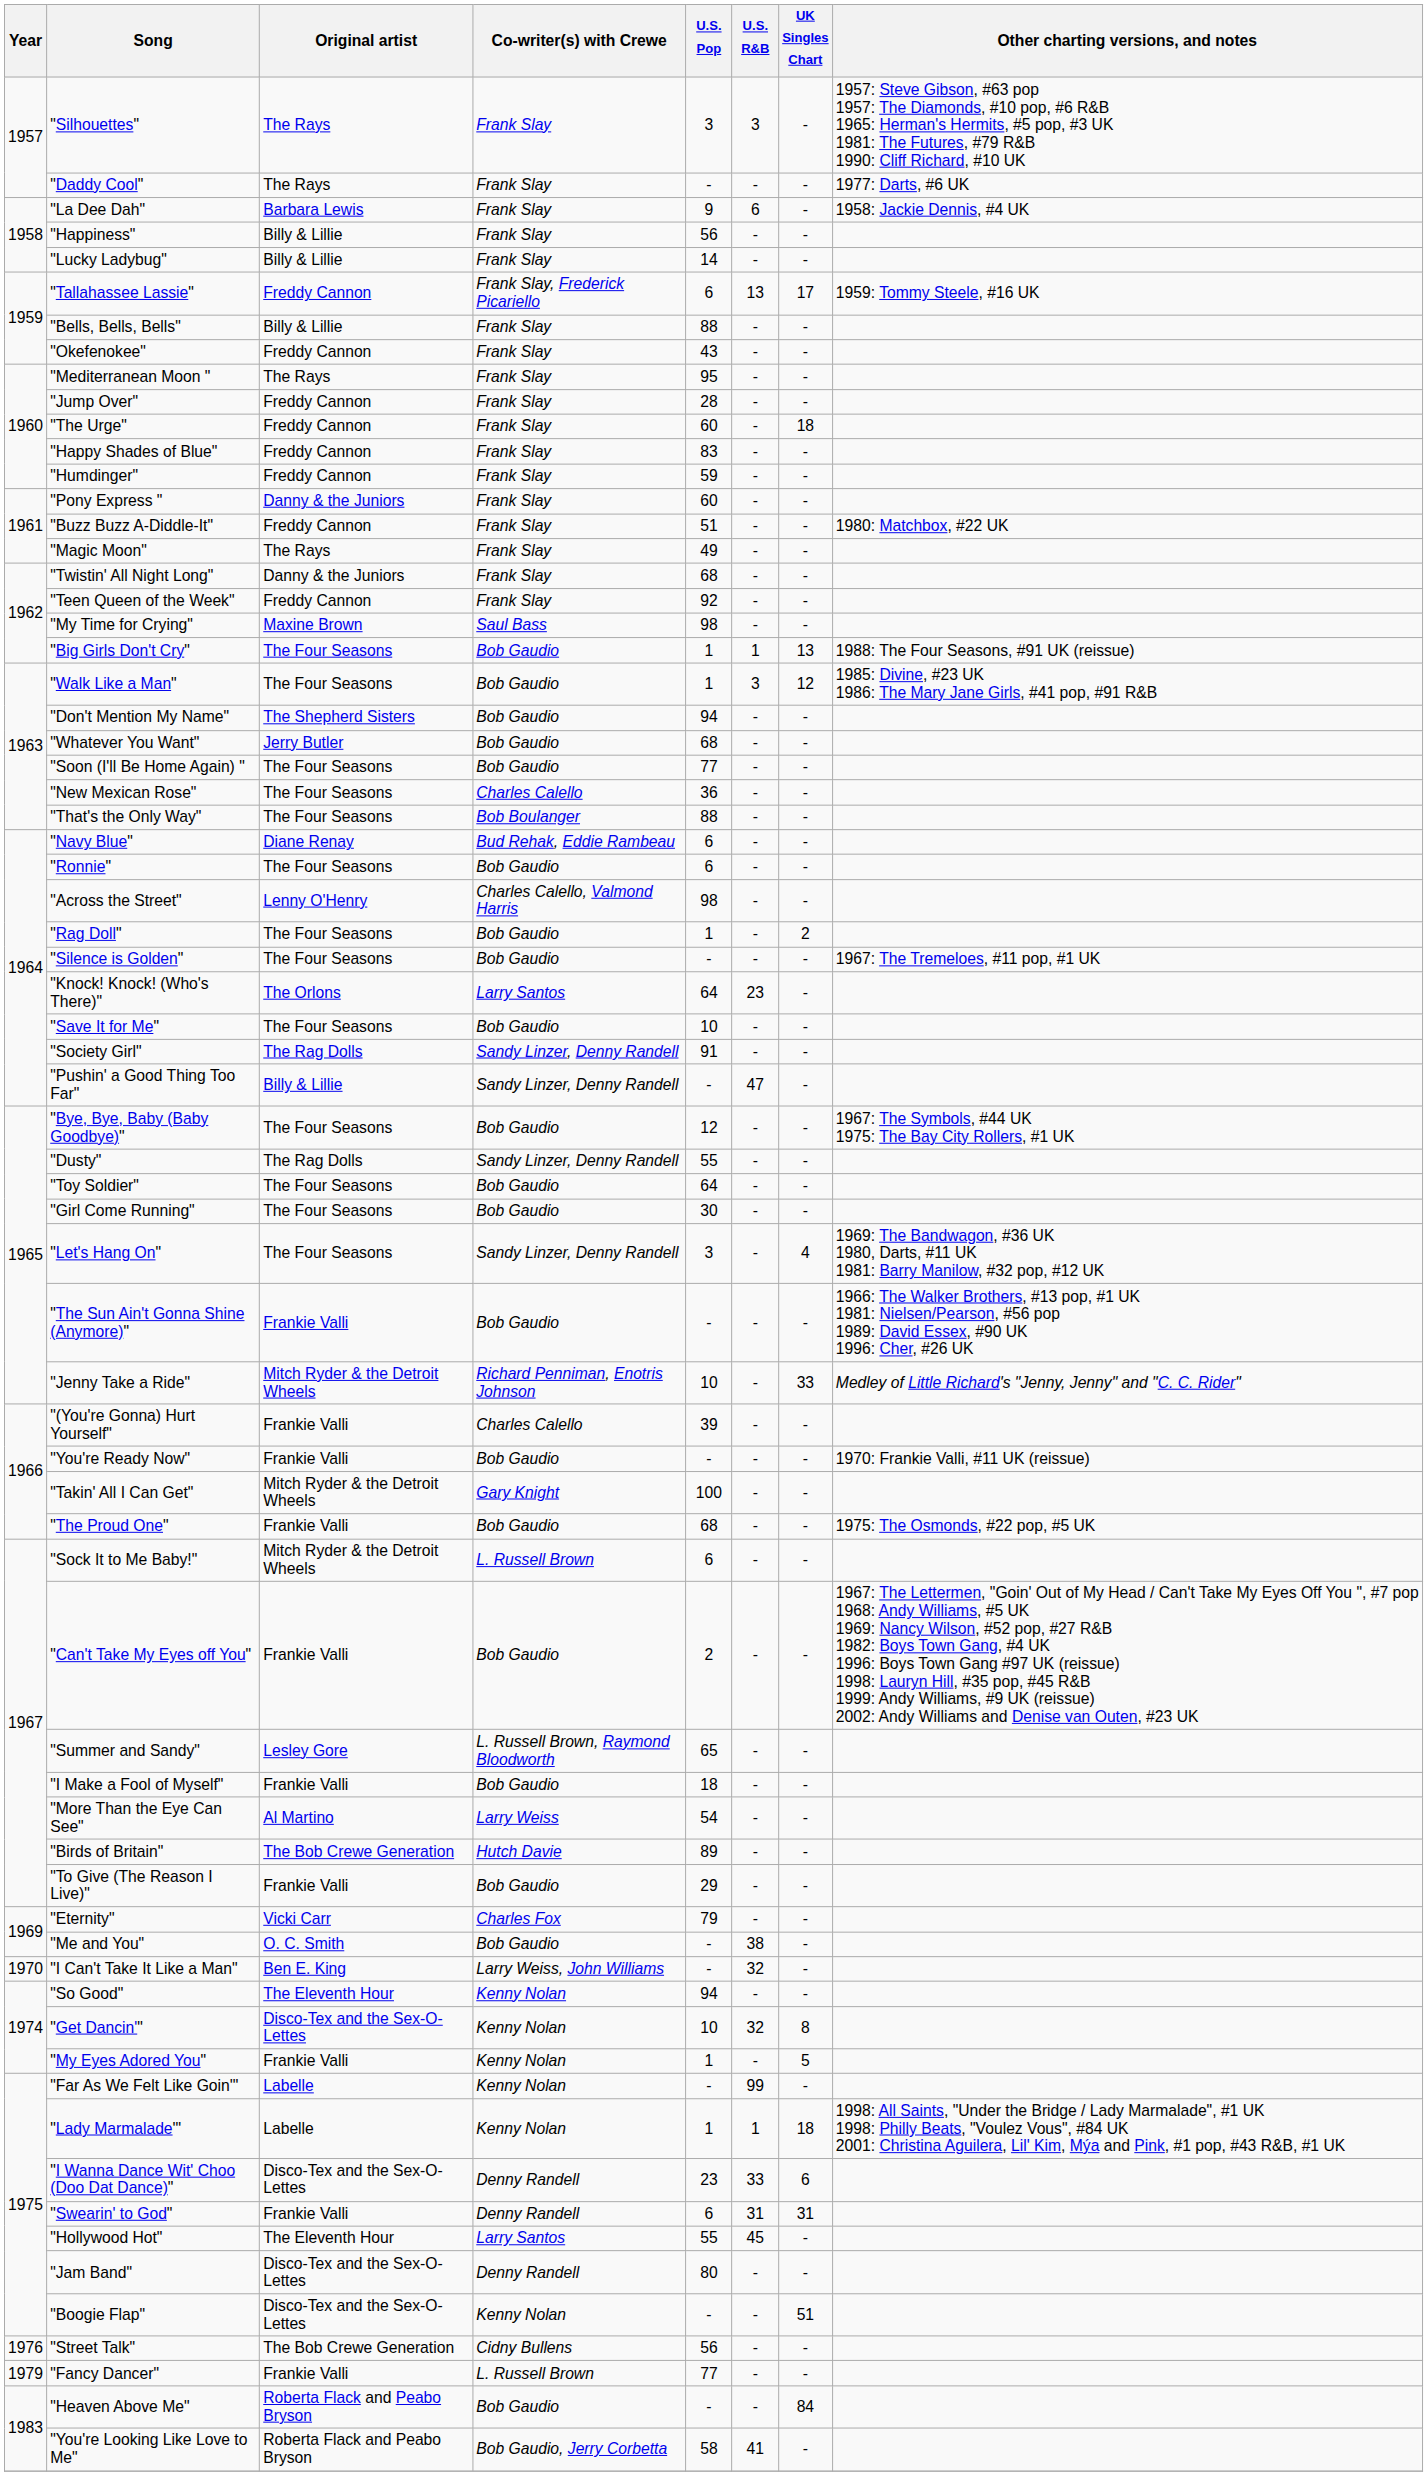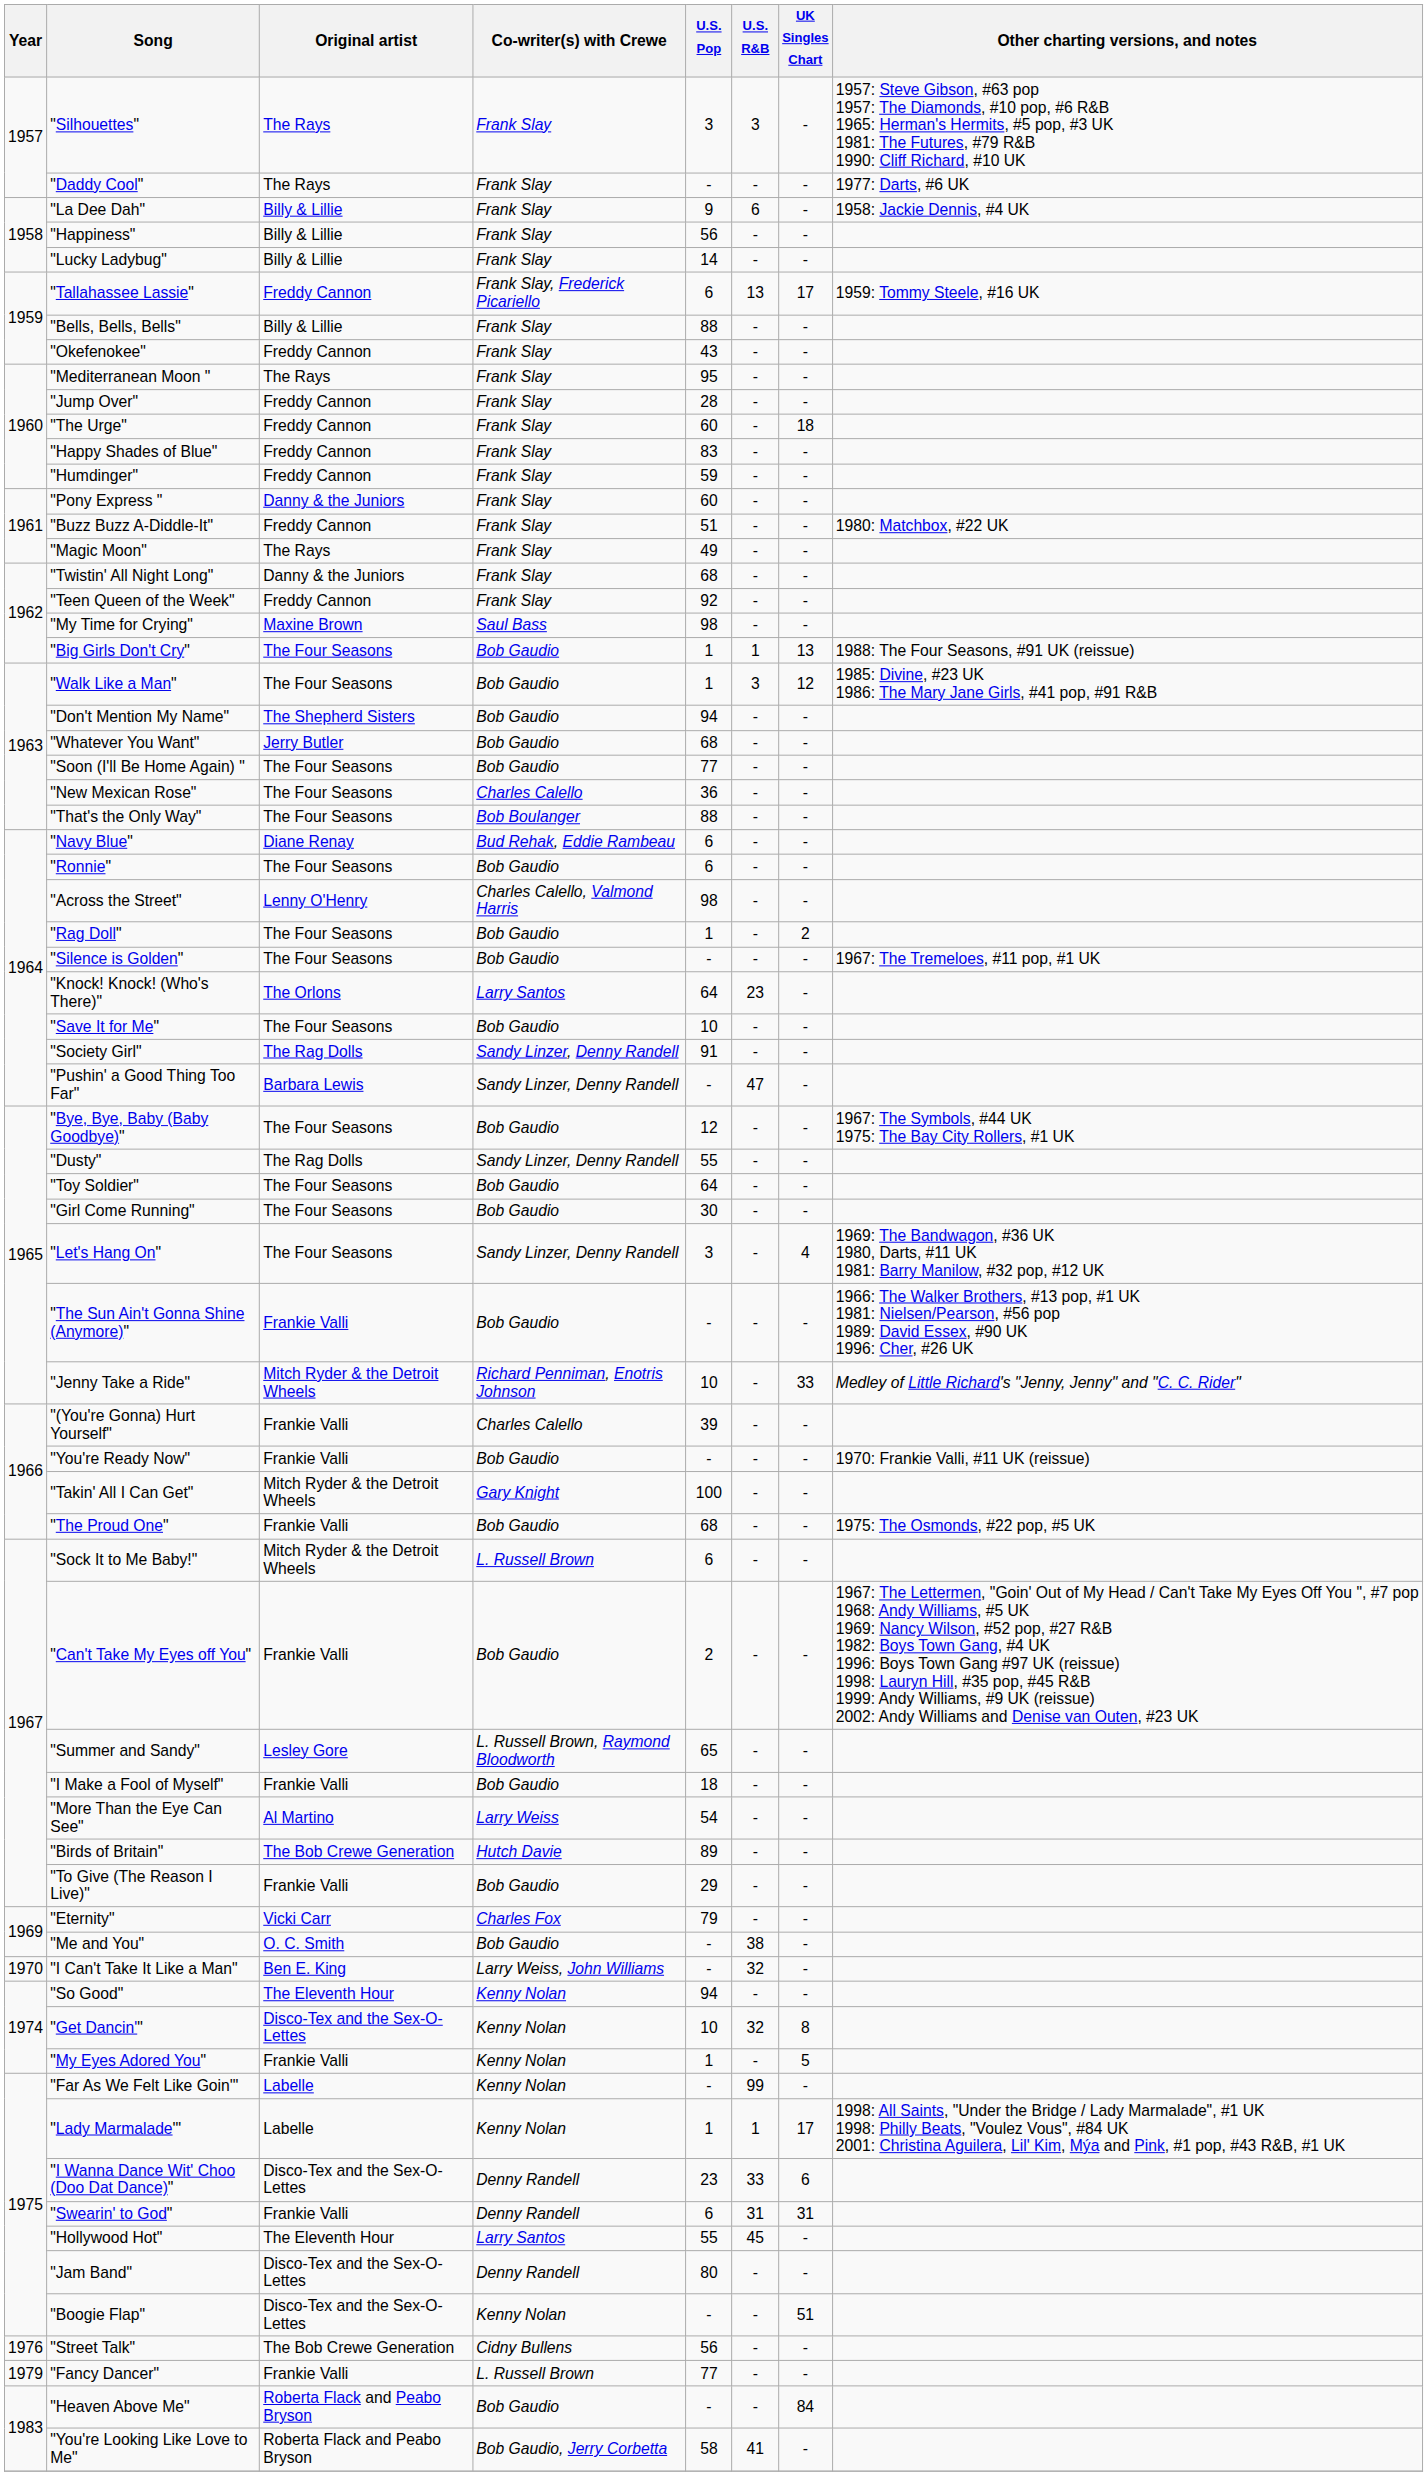(313, 210) Barbara Lewis -> (303, 210) Billy & Lillie
(303, 1085) Billy & Lillie -> (313, 1085) Barbara Lewis
(805, 2128) 18 -> (805, 2128) 17
